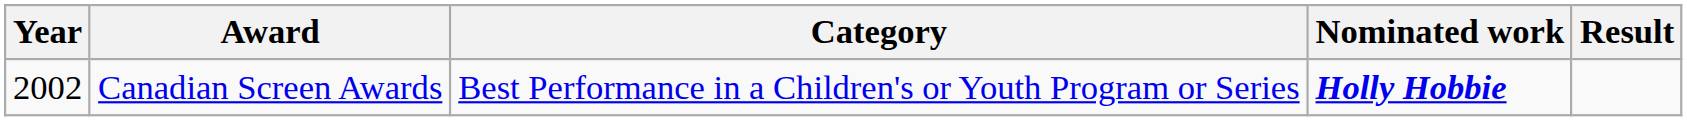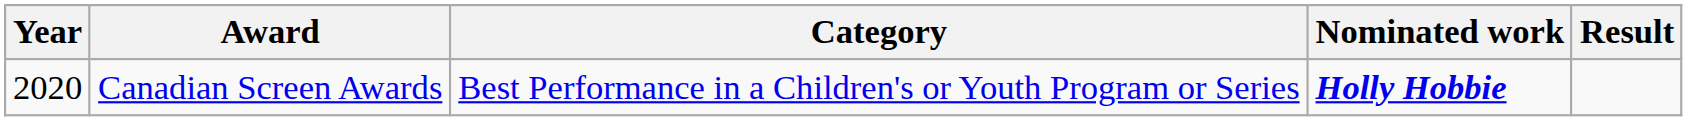(48, 86) 2002 -> (48, 86) 2020
